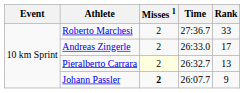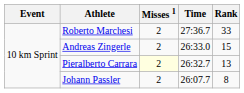(226, 47) 17 -> (226, 47) 15
(159, 80) bold -> (159, 80) normal
(226, 80) 9 -> (226, 80) 8
